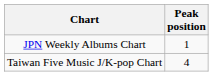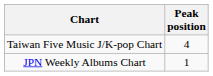rows swapped: (85, 44) <-> (85, 62)
